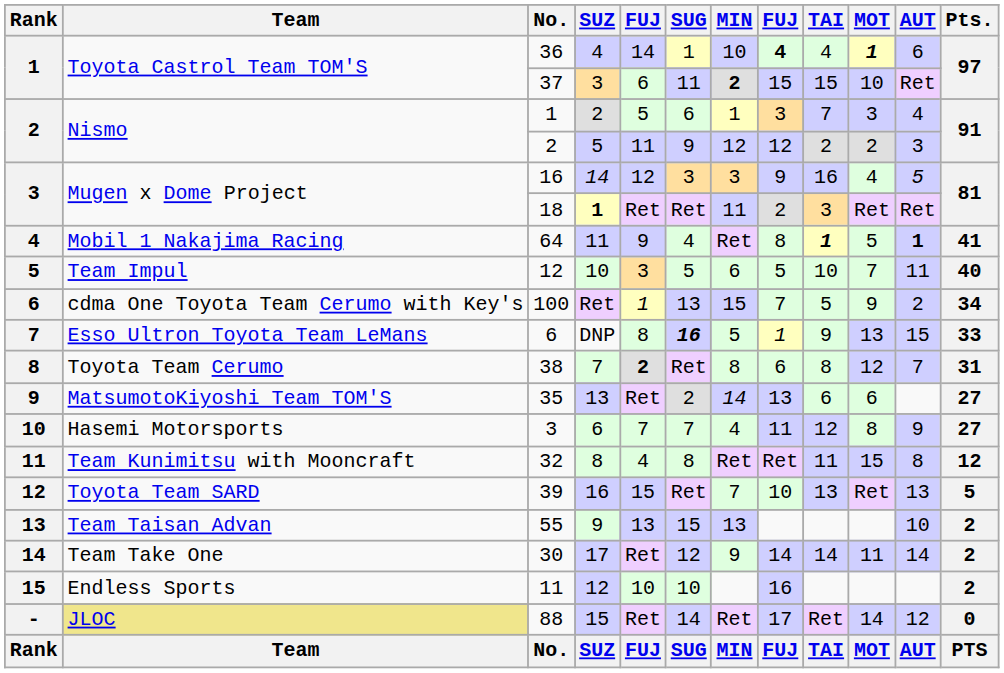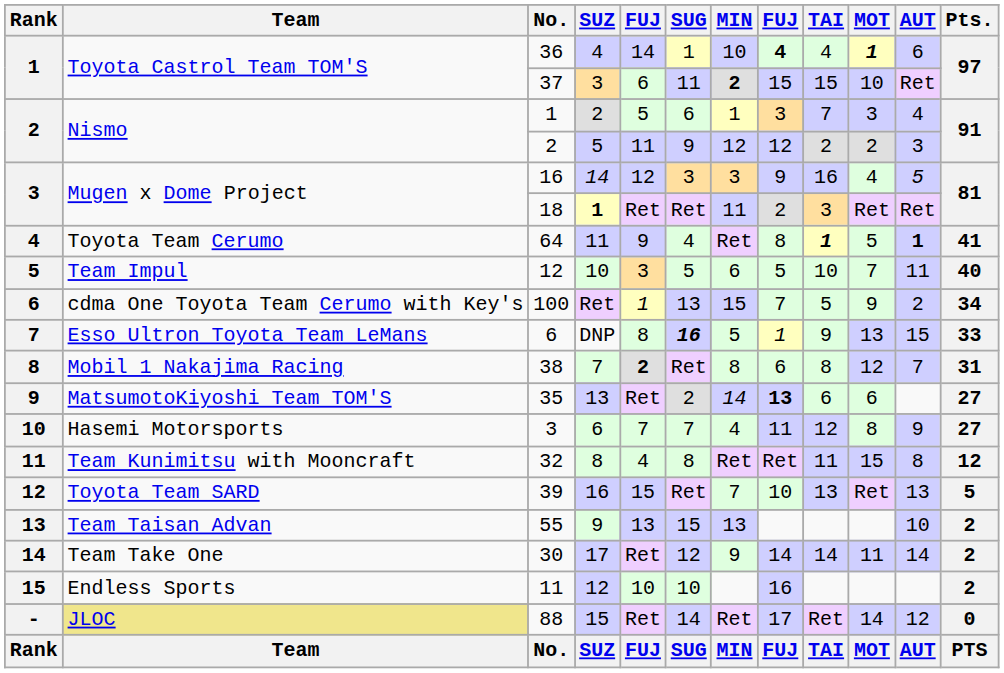(206, 241) Mobil 1 Nakajima Racing -> (176, 241) Toyota Team Cerumo
(176, 367) Toyota Team Cerumo -> (206, 367) Mobil 1 Nakajima Racing
(780, 399) normal -> (780, 399) bold
